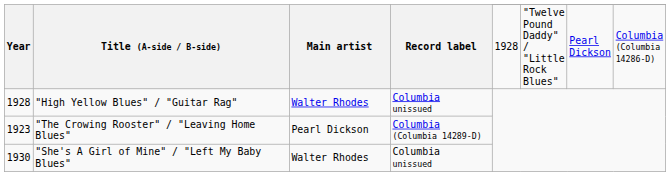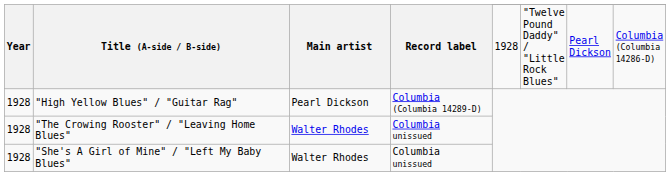(330, 103) Walter Rhodes -> (330, 103) Pearl Dickson
(416, 103) Columbia unissued -> (437, 103) Columbia (Columbia 14289-D)
(19, 130) 1923 -> (19, 130) 1928
(330, 130) Pearl Dickson -> (330, 130) Walter Rhodes
(437, 130) Columbia (Columbia 14289-D) -> (416, 130) Columbia unissued
(19, 158) 1930 -> (19, 158) 1928
